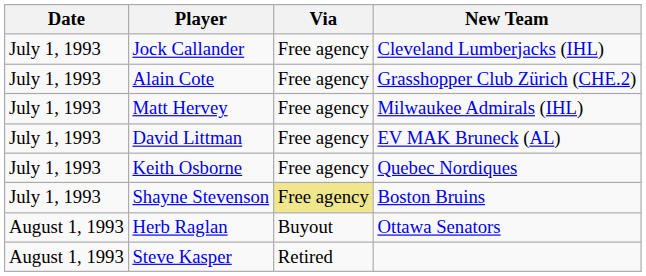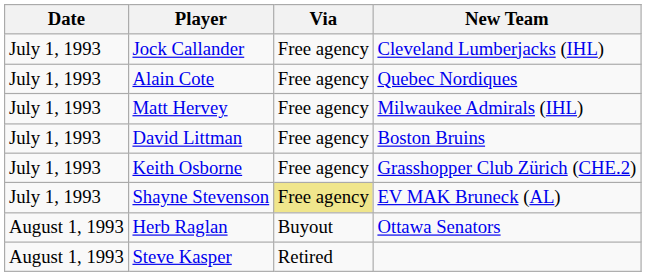(507, 78) Grasshopper Club Zürich (CHE.2) -> (447, 78) Quebec Nordiques
(469, 138) EV MAK Bruneck (AL) -> (431, 138) Boston Bruins
(447, 167) Quebec Nordiques -> (507, 167) Grasshopper Club Zürich (CHE.2)
(431, 197) Boston Bruins -> (469, 197) EV MAK Bruneck (AL)
